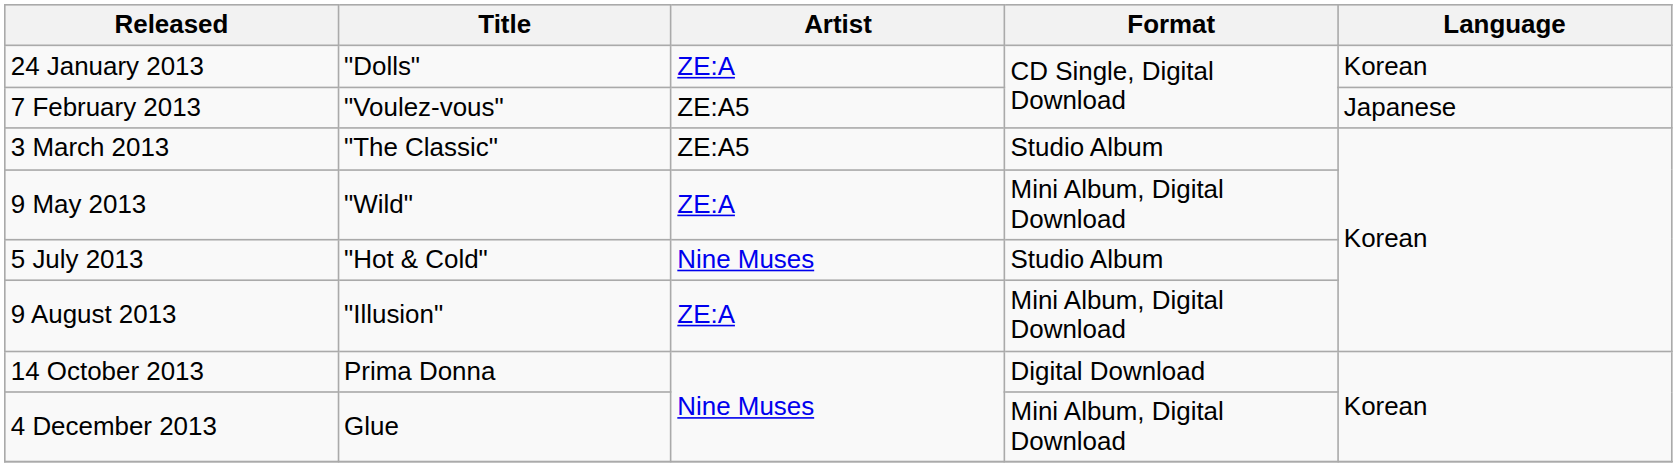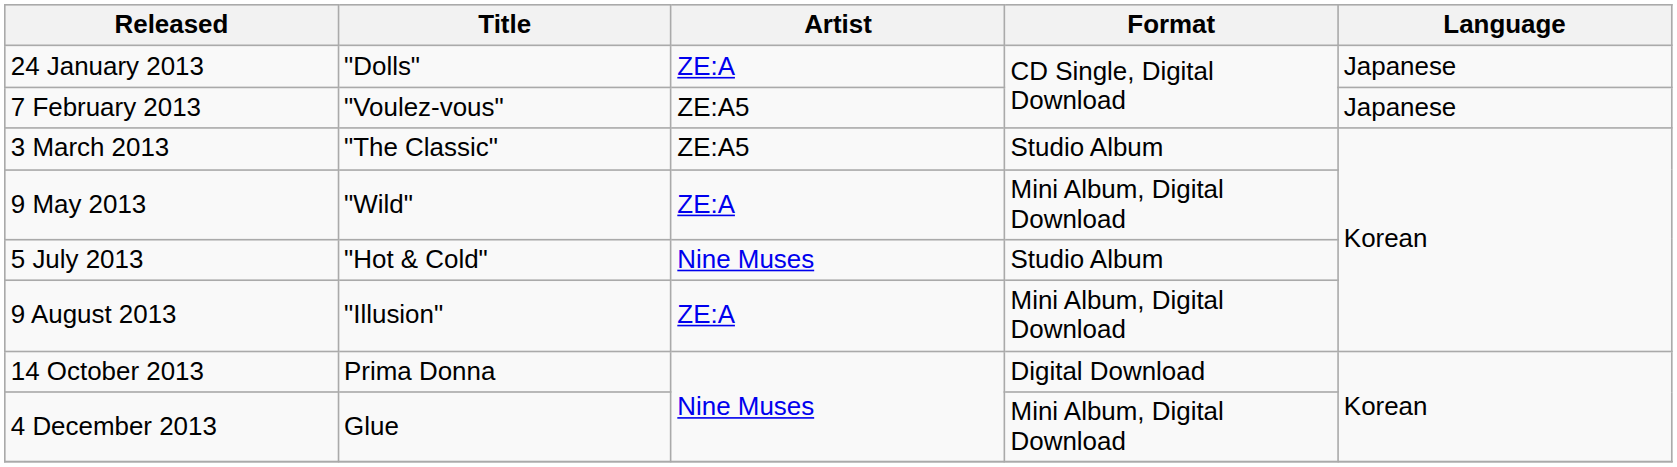(1386, 66) Korean -> (1400, 66) Japanese
